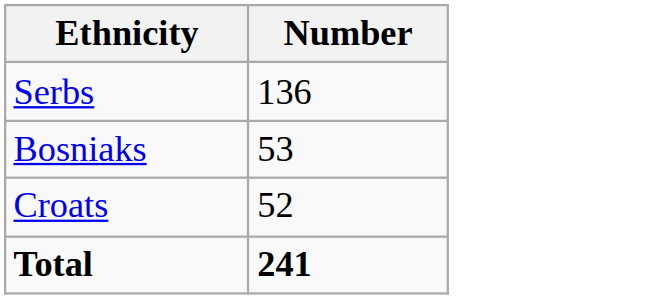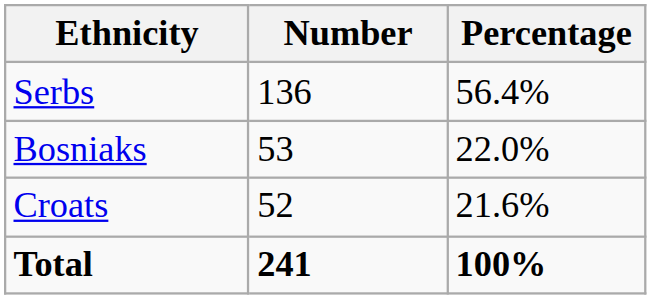+ column: (546, 33)
